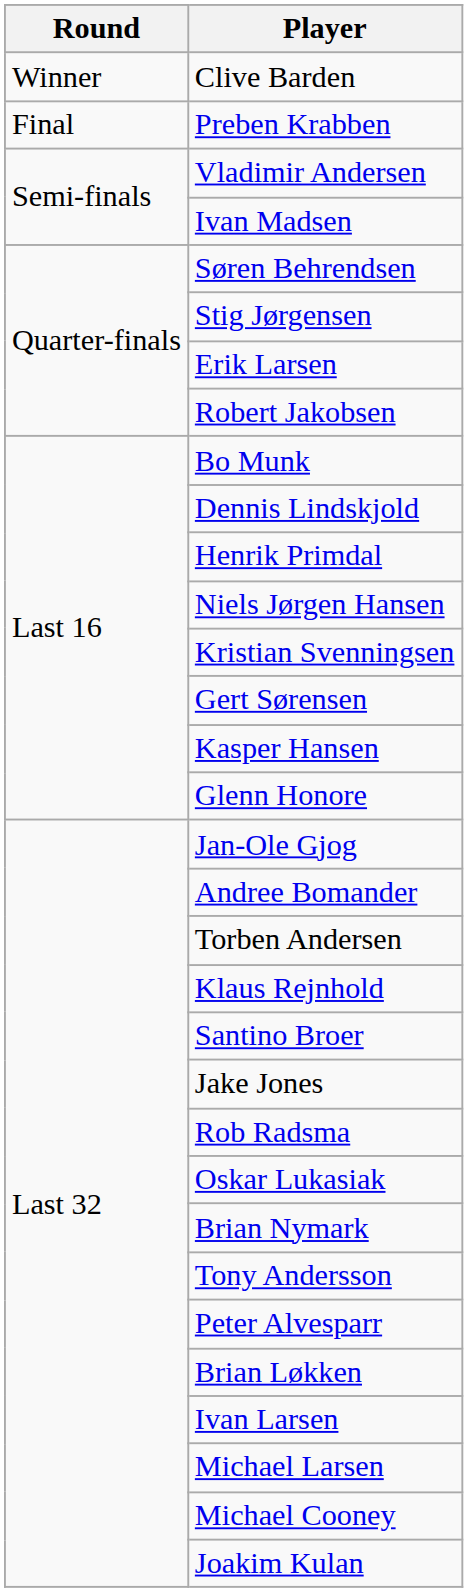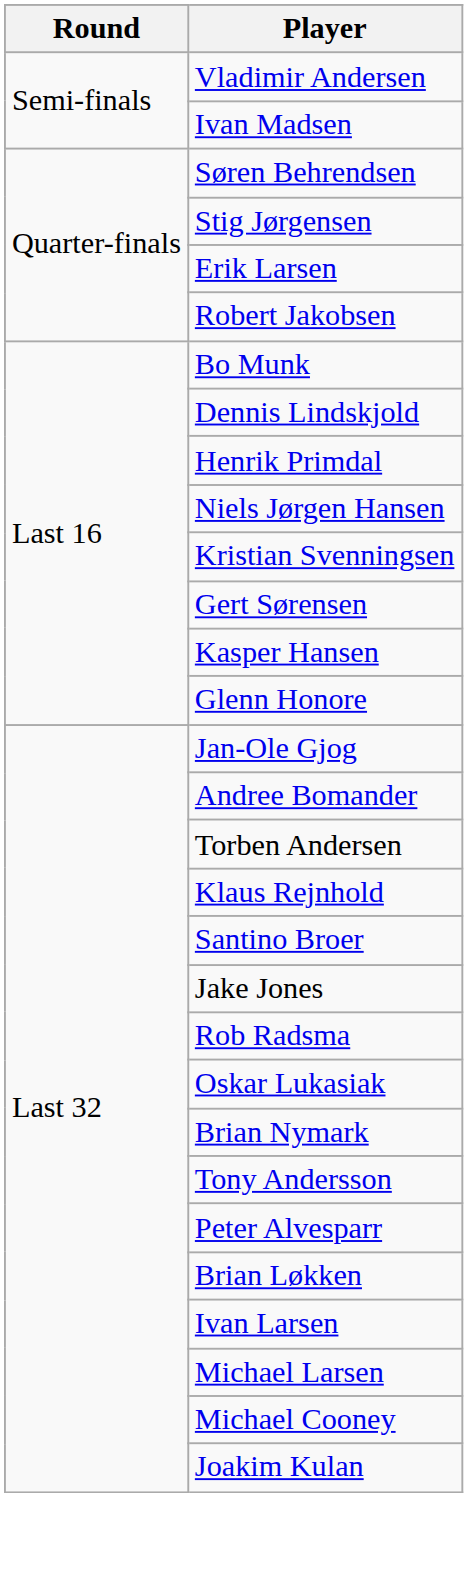- row: (275, 76)
- row: (293, 124)
